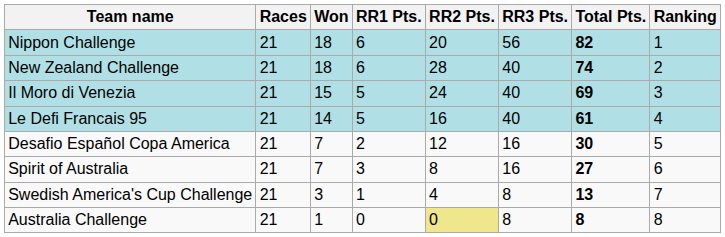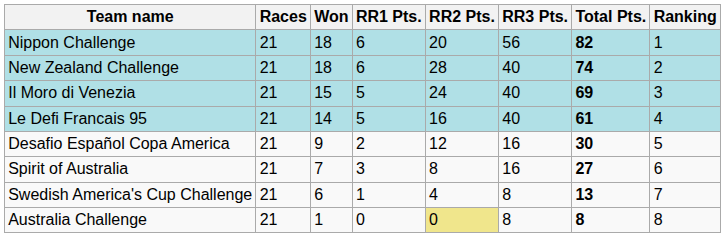(319, 144) 7 -> (319, 144) 9
(319, 194) 3 -> (319, 194) 6
